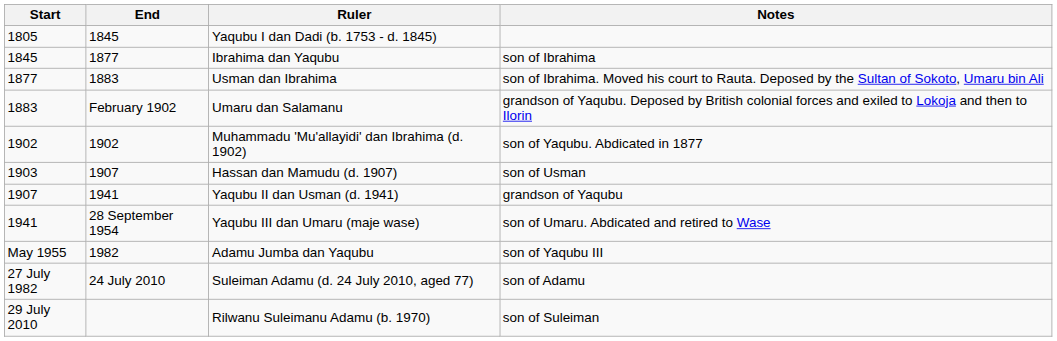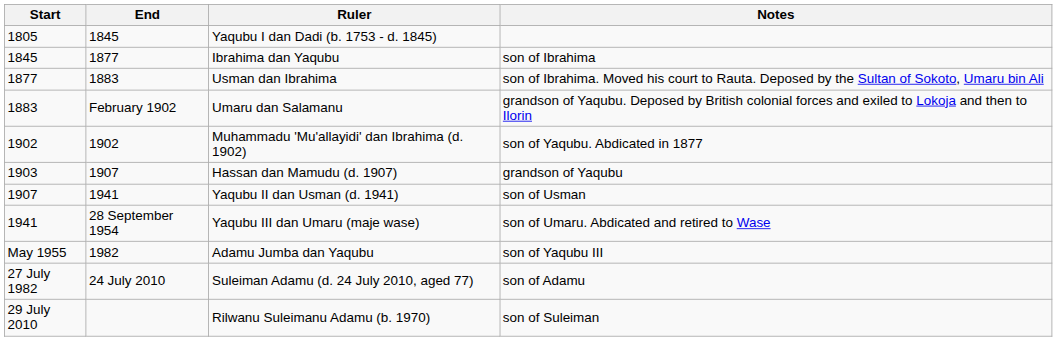(544, 173) son of Usman -> (563, 173) grandson of Yaqubu
(563, 194) grandson of Yaqubu -> (544, 194) son of Usman
